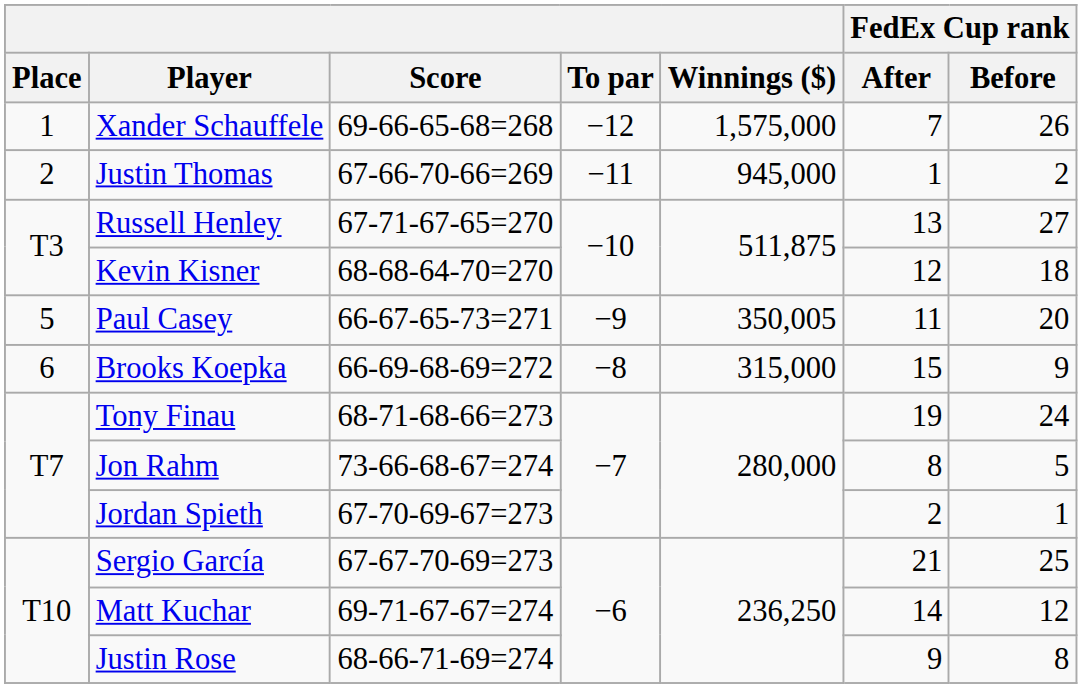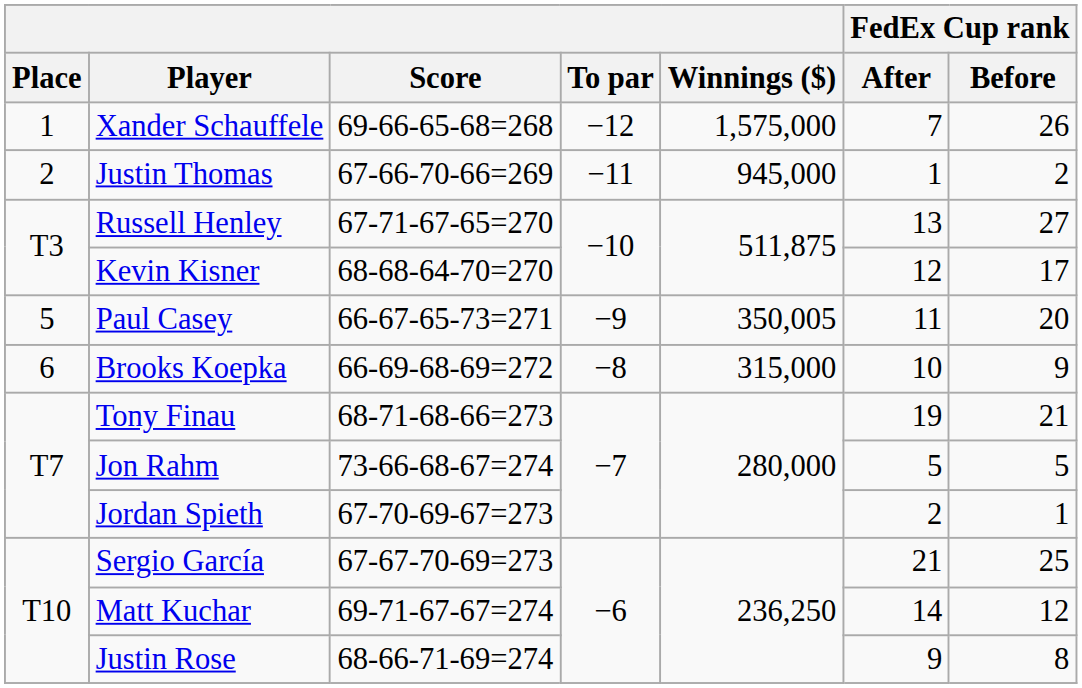(1054, 271) 18 -> (1054, 271) 17
(927, 367) 15 -> (927, 367) 10
(1054, 416) 24 -> (1054, 416) 21
(935, 464) 8 -> (935, 464) 5
